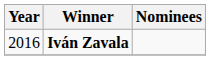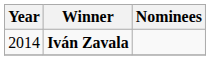(24, 42) 2016 -> (24, 42) 2014
